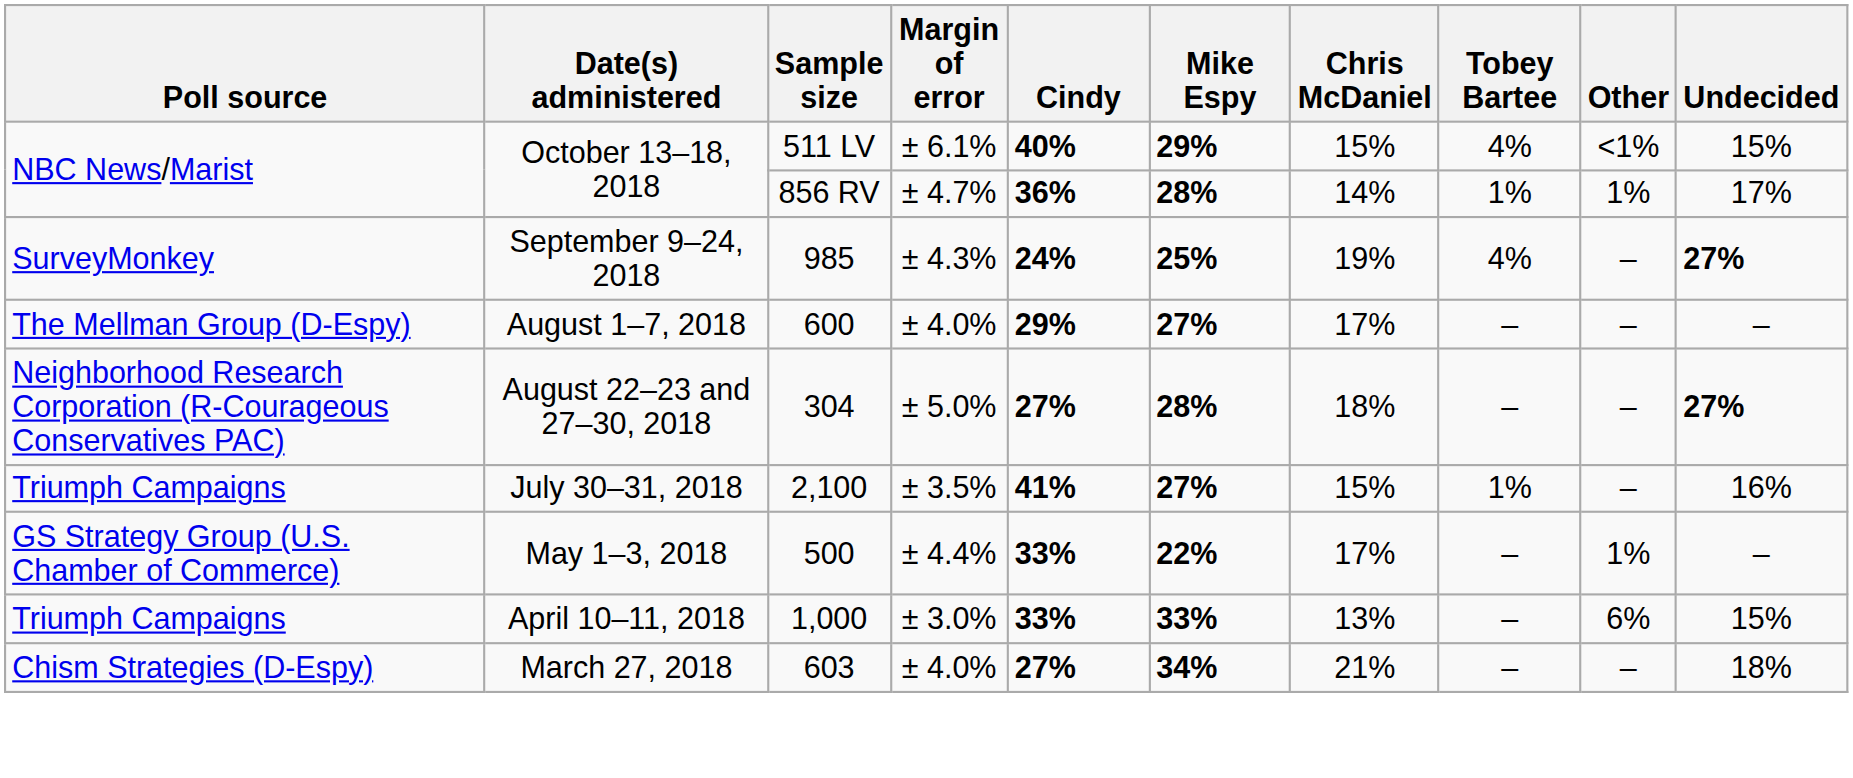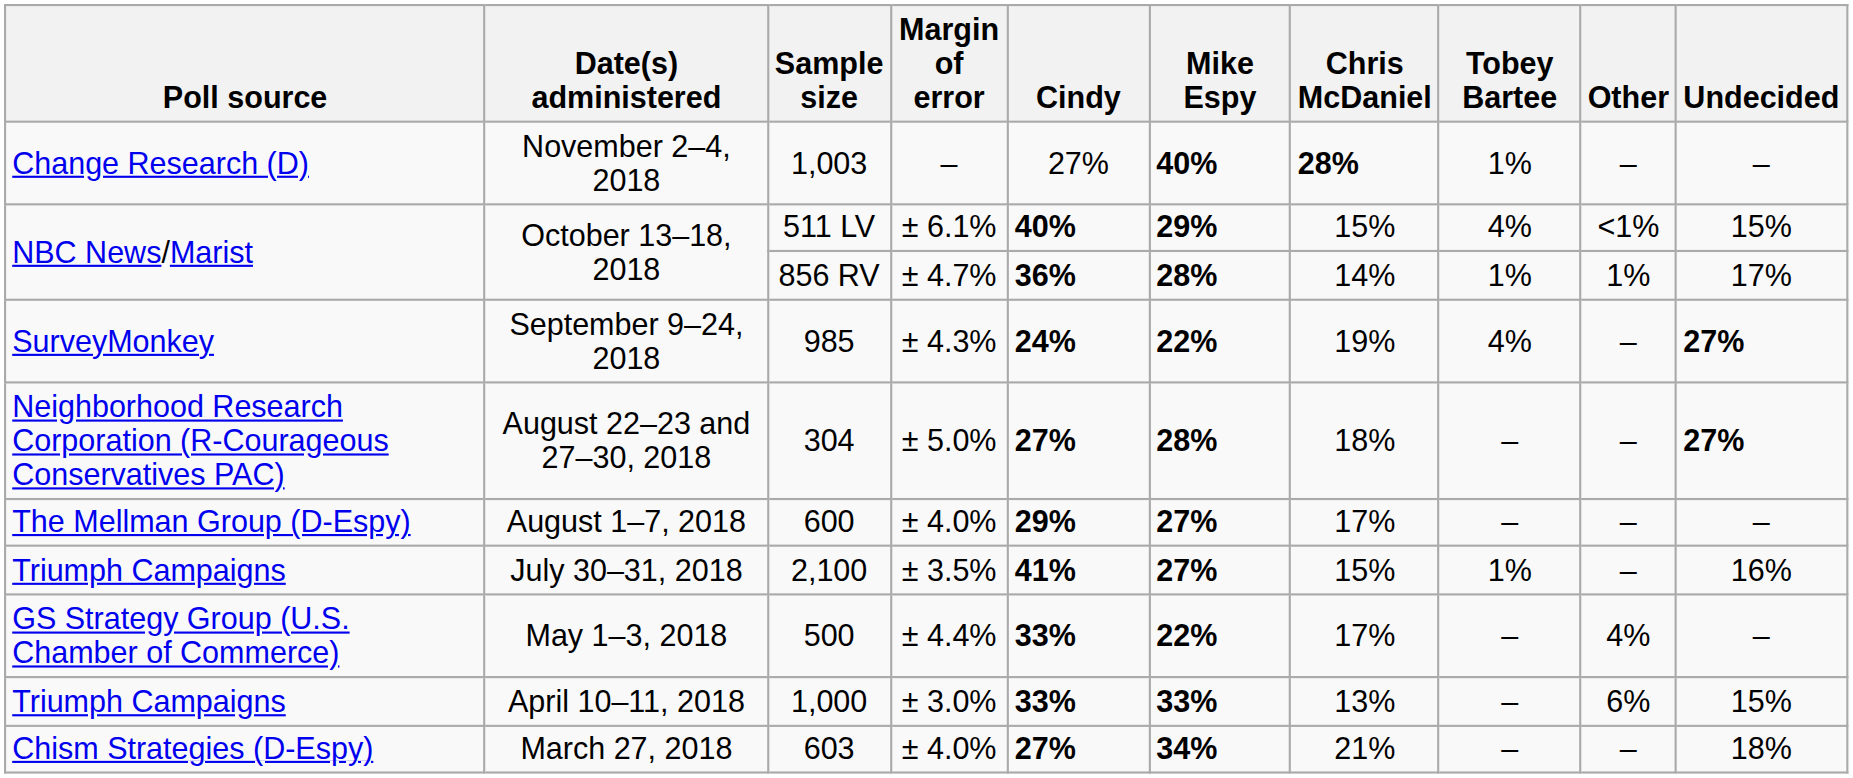+ row: (626, 163)
(1187, 259) 25% -> (1187, 341) 22%
rows swapped: (626, 406) <-> (626, 324)
(1628, 554) 1% -> (1628, 636) 4%
